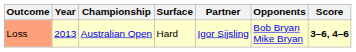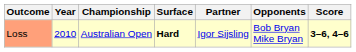(65, 33) 2013 -> (65, 33) 2010
(167, 33) normal -> (168, 33) bold
